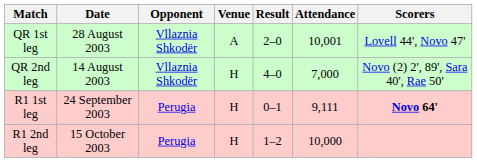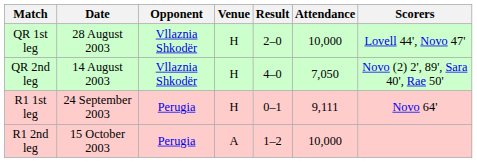(234, 40) A -> (234, 40) H
(325, 40) 10,001 -> (325, 40) 10,000
(325, 74) 7,000 -> (325, 74) 7,050
(415, 107) bold -> (415, 107) normal
(234, 140) H -> (234, 140) A
